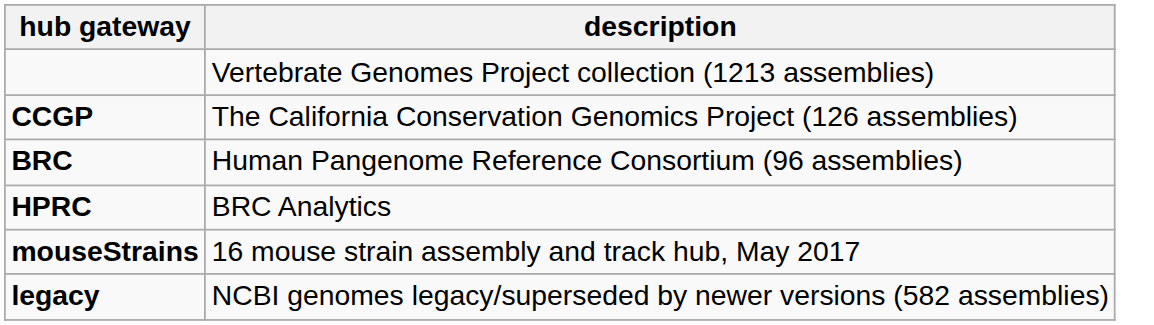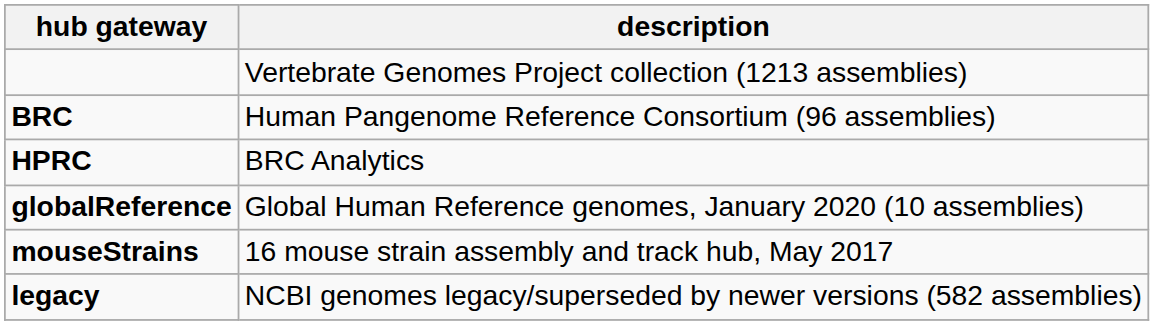- row: (52, 116)
+ row: (122, 206)
